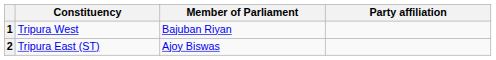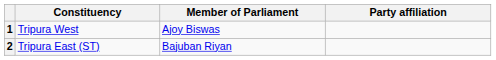(197, 30) Bajuban Riyan -> (191, 30) Ajoy Biswas
(191, 47) Ajoy Biswas -> (197, 47) Bajuban Riyan
